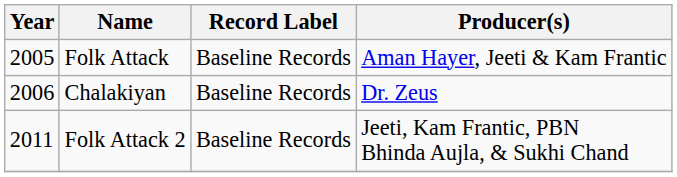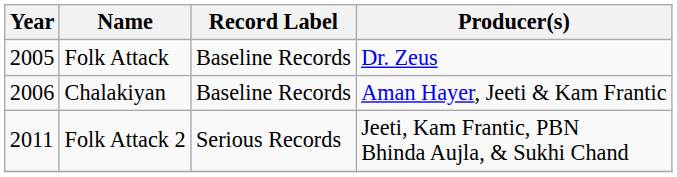(514, 57) Aman Hayer, Jeeti & Kam Frantic -> (399, 57) Dr. Zeus
(399, 92) Dr. Zeus -> (514, 92) Aman Hayer, Jeeti & Kam Frantic
(273, 140) Baseline Records -> (268, 140) Serious Records
